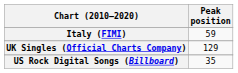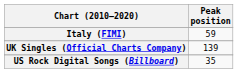(211, 48) 129 -> (211, 48) 139
